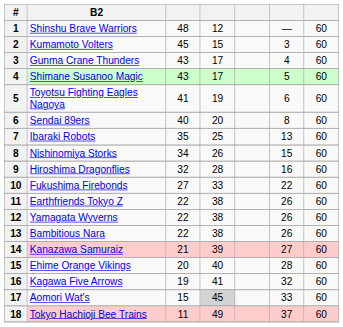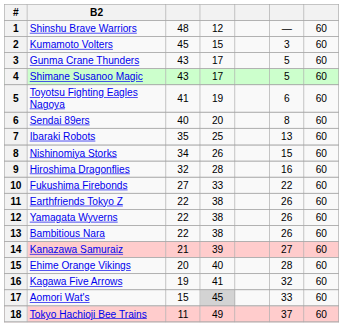(287, 61) 4 -> (287, 61) 5
